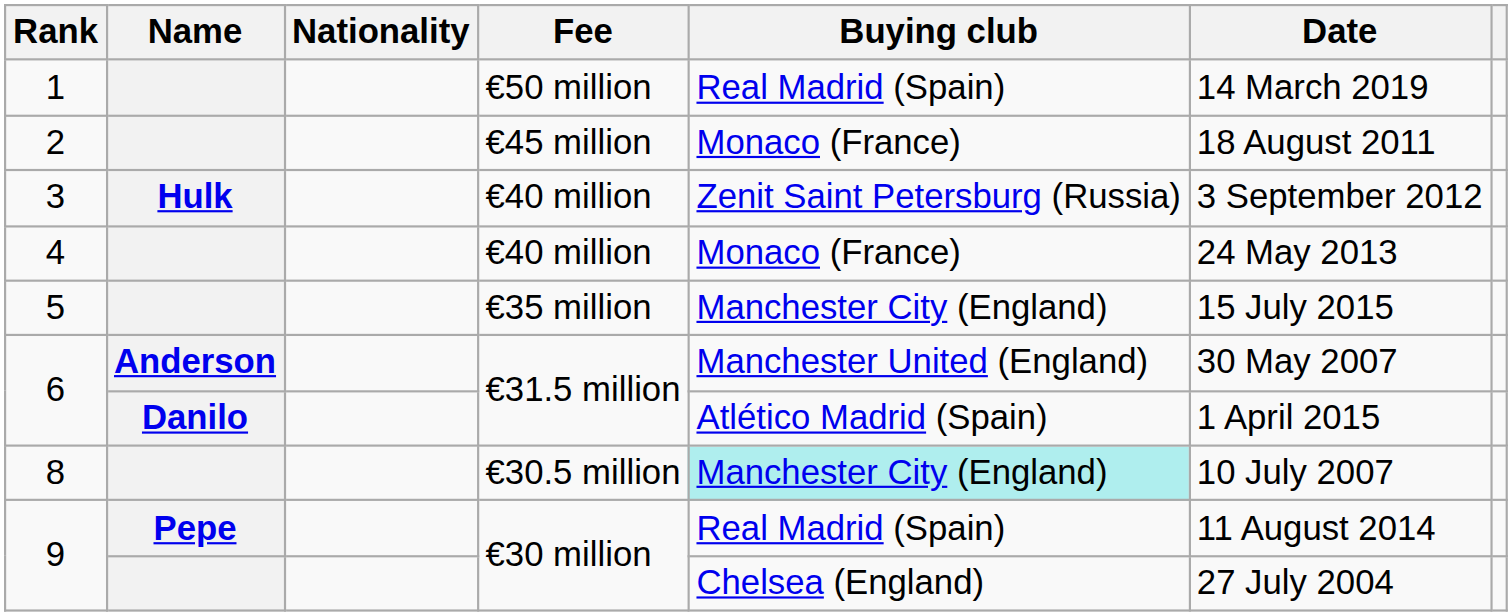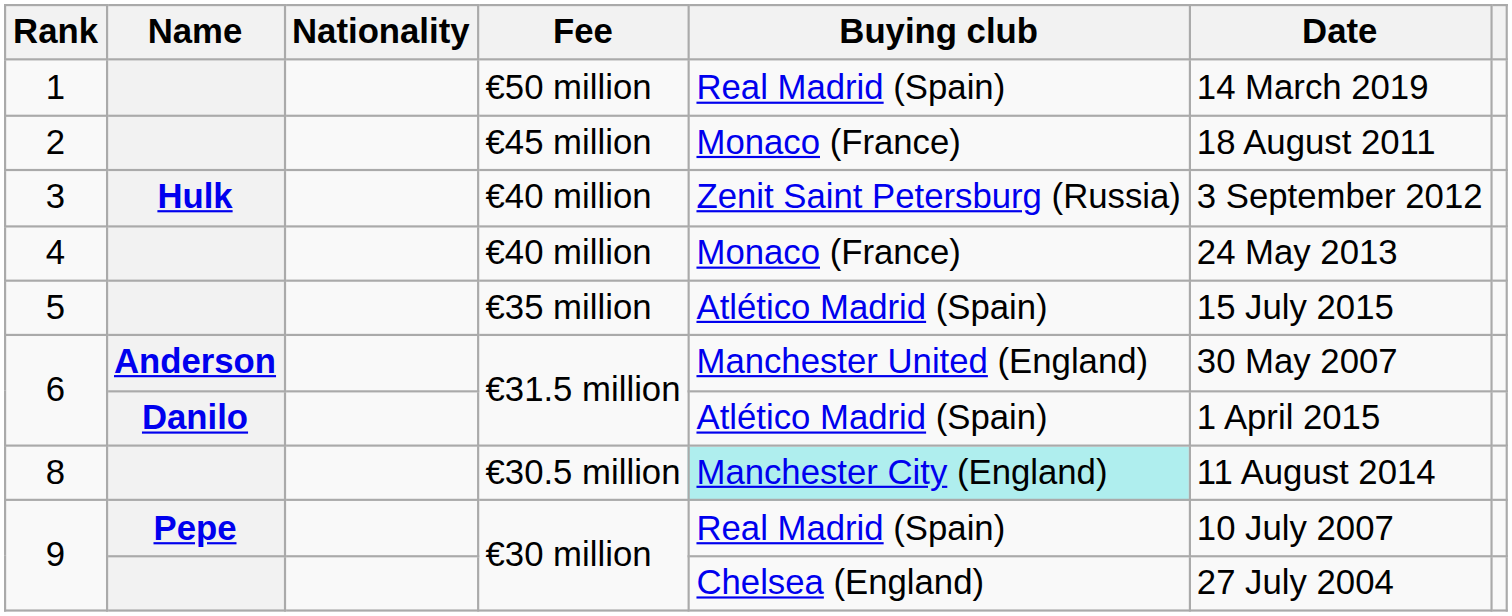(902, 307) Manchester City (England) -> (872, 307) Atlético Madrid (Spain)
(1295, 472) 10 July 2007 -> (1316, 472) 11 August 2014
(1316, 527) 11 August 2014 -> (1295, 527) 10 July 2007
